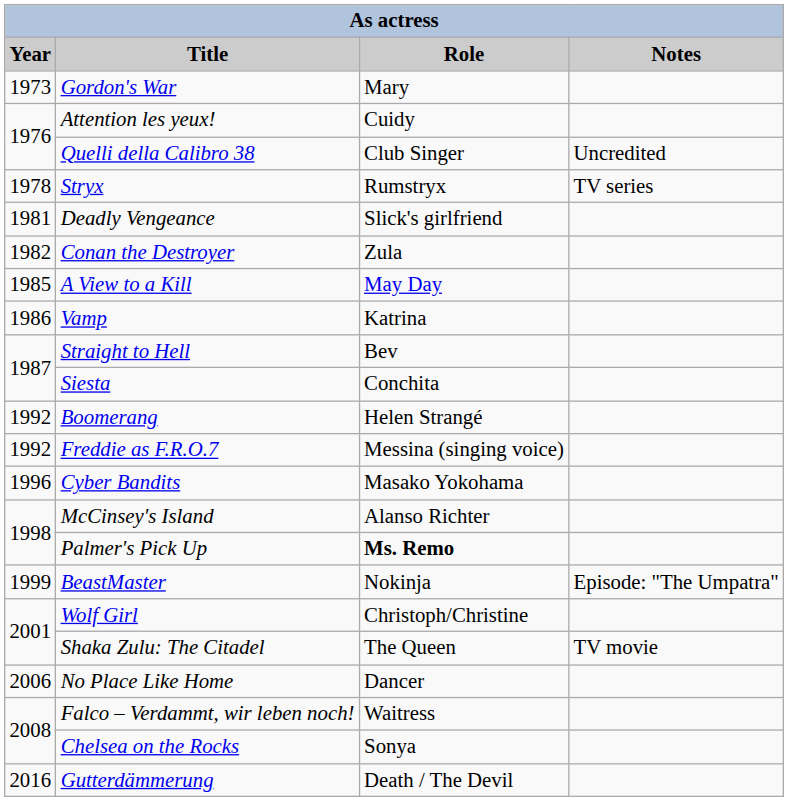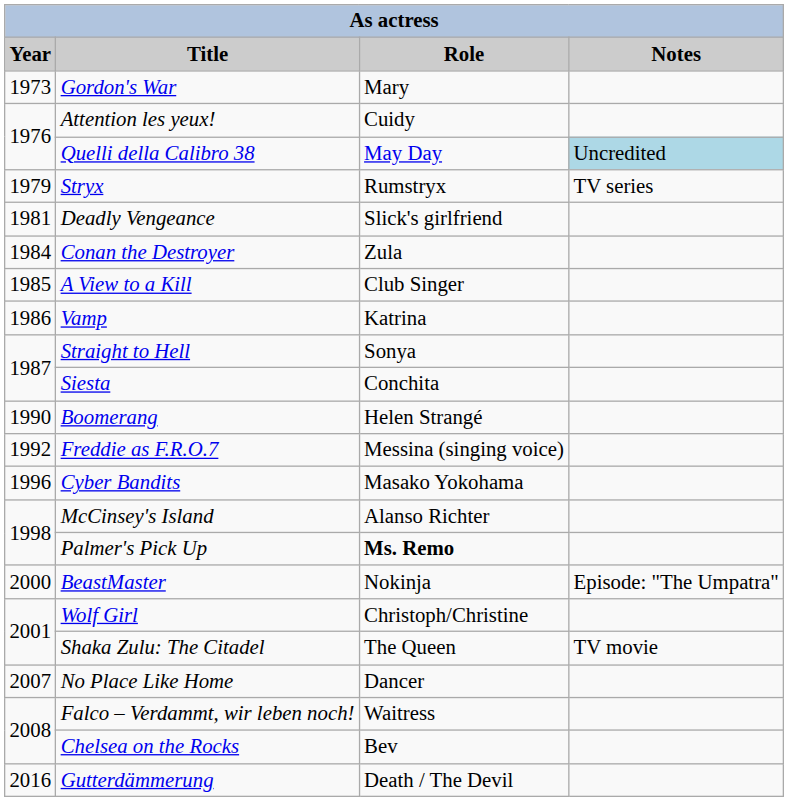(414, 152) Club Singer -> (403, 152) May Day
(620, 152) no background -> (620, 152) lightblue background
(30, 185) 1978 -> (30, 185) 1979
(30, 251) 1982 -> (30, 251) 1984
(403, 284) May Day -> (414, 284) Club Singer
(381, 350) Bev -> (390, 350) Sonya
(30, 416) 1992 -> (30, 416) 1990
(30, 581) 1999 -> (30, 581) 2000
(30, 680) 2006 -> (30, 680) 2007
(390, 746) Sonya -> (381, 746) Bev
